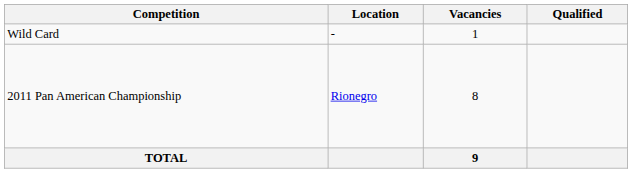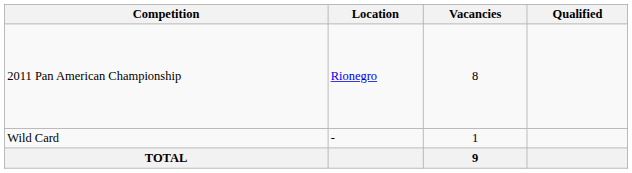rows swapped: (94, 96) <-> (33, 34)
